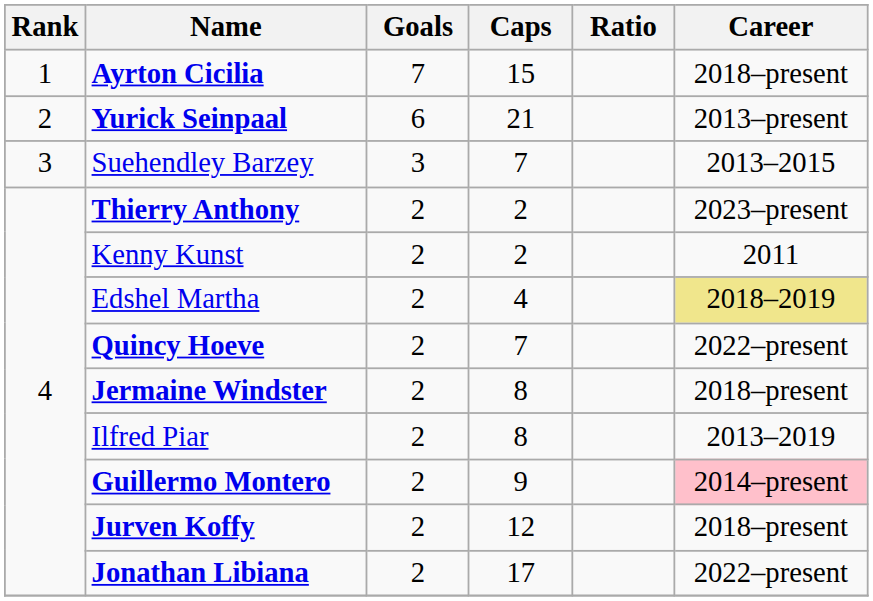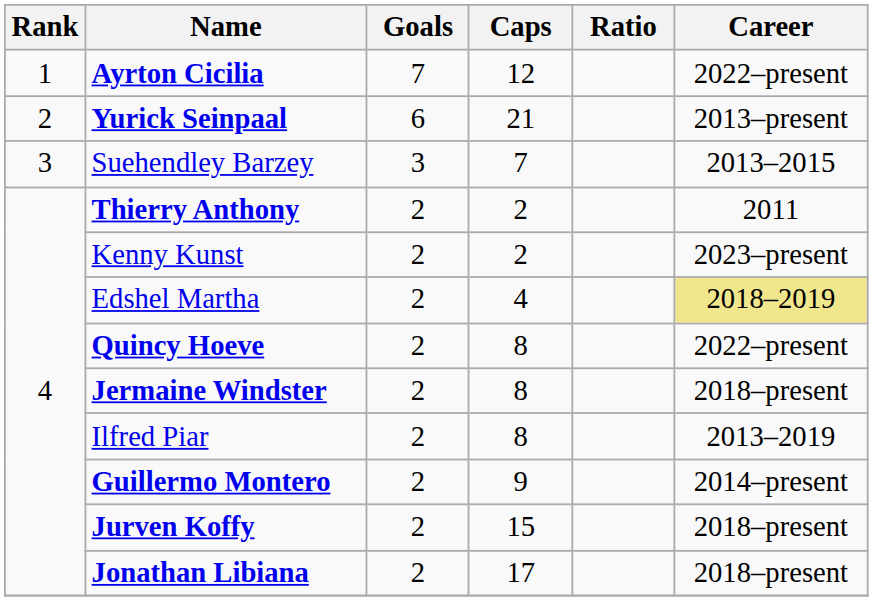(521, 72) 15 -> (521, 72) 12
(771, 72) 2018–present -> (771, 72) 2022–present
(771, 208) 2023–present -> (771, 208) 2011
(771, 254) 2011 -> (771, 254) 2023–present
(521, 345) 7 -> (521, 345) 8
(771, 481) pink background -> (771, 481) no background
(521, 526) 12 -> (521, 526) 15
(771, 572) 2022–present -> (771, 572) 2018–present
